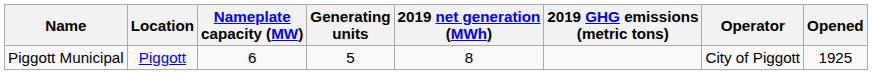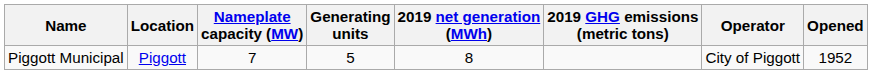(252, 58) 6 -> (252, 58) 7
(835, 58) 1925 -> (835, 58) 1952
